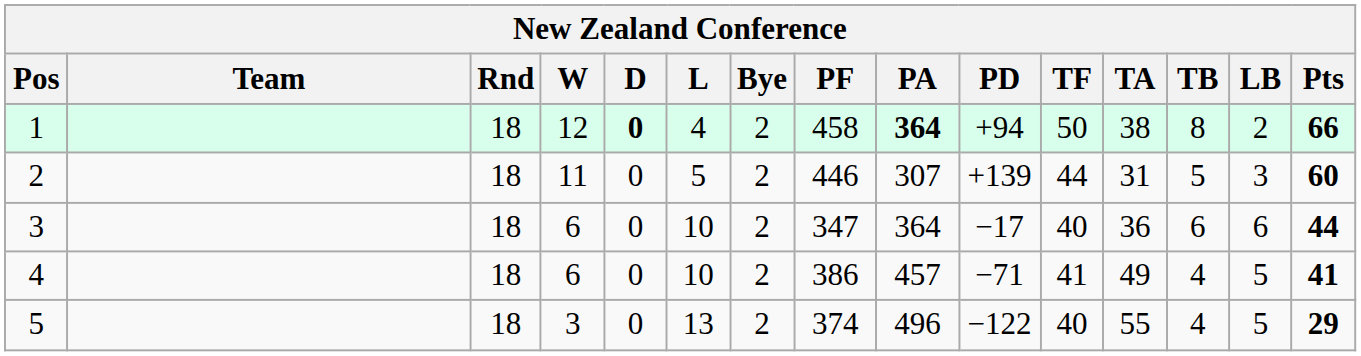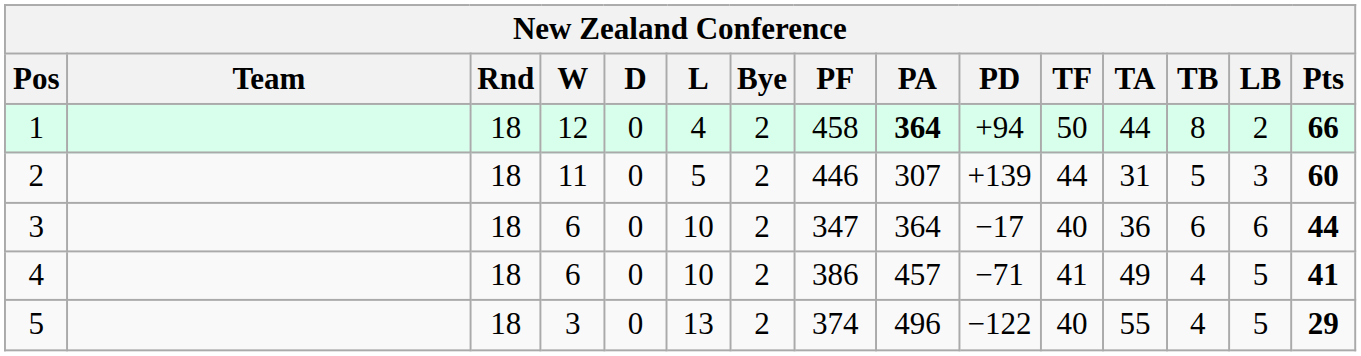(636, 127) bold -> (636, 127) normal
(1135, 127) 38 -> (1135, 127) 44
